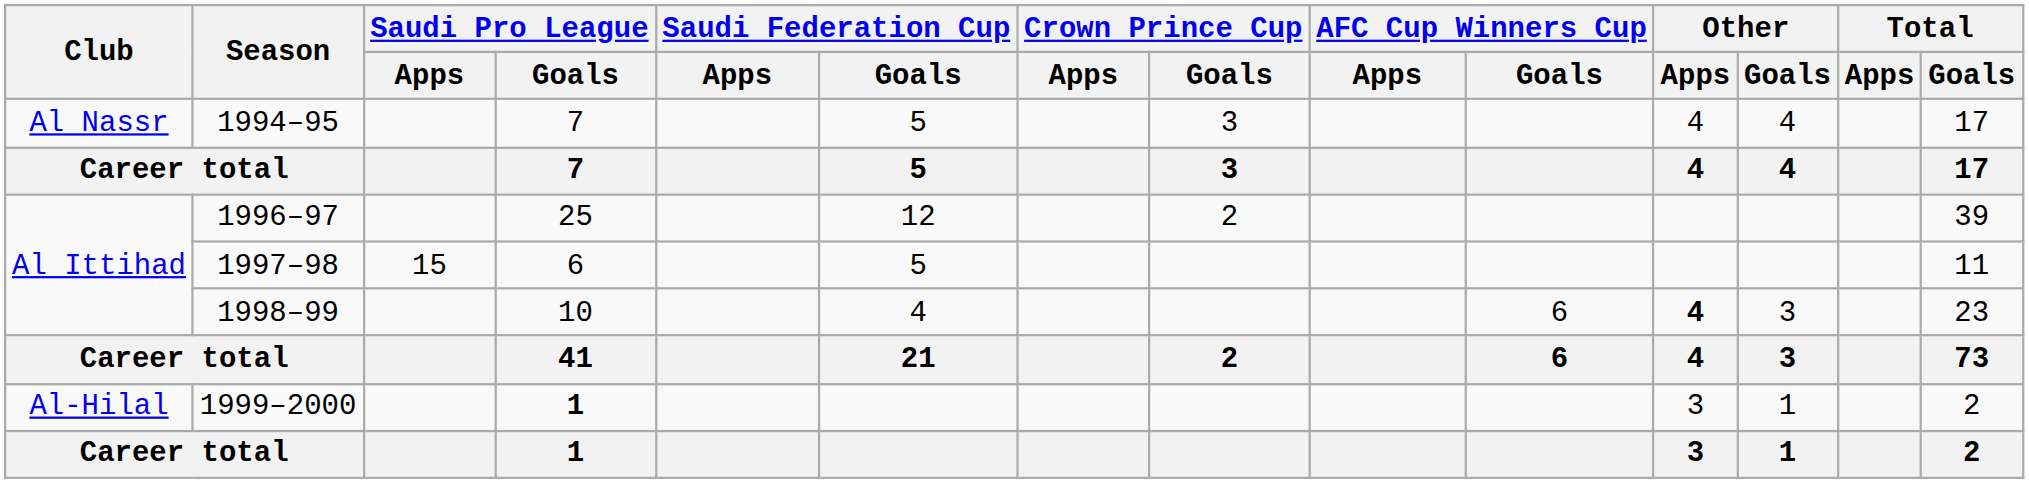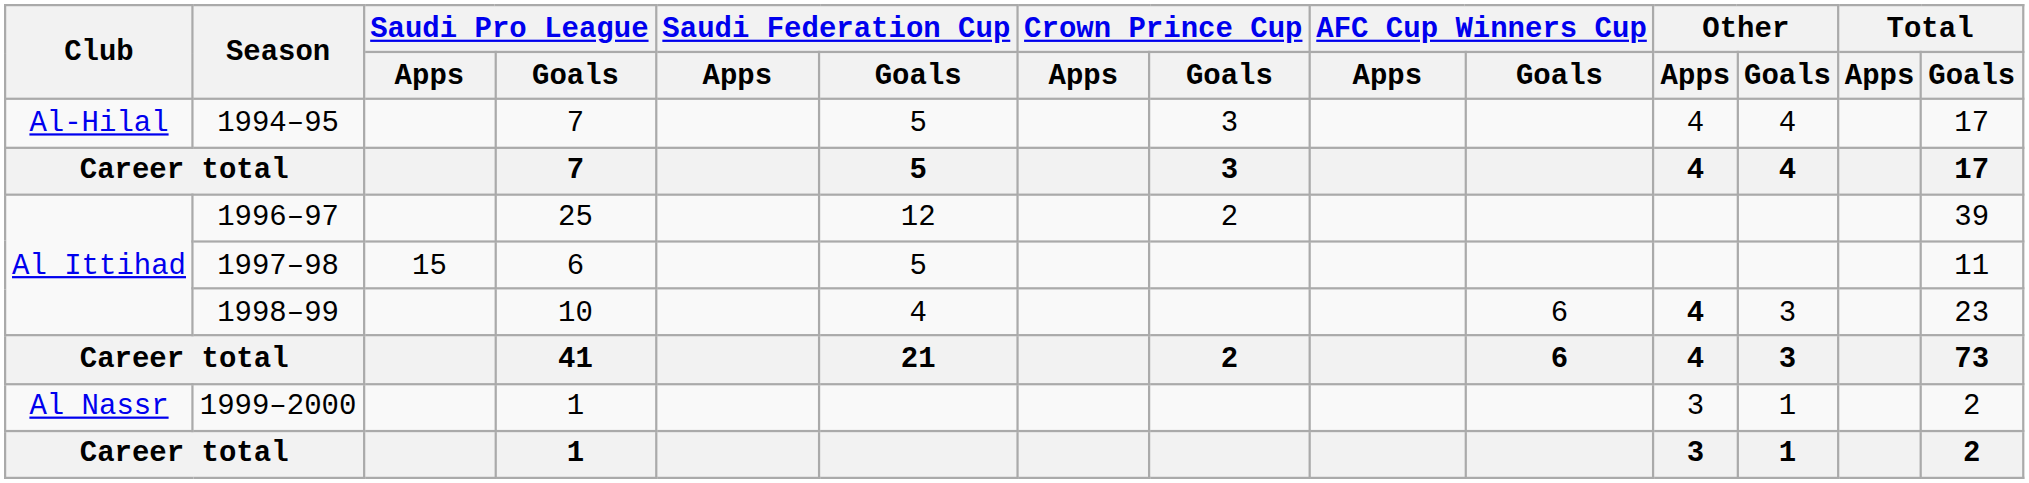(99, 123) Al Nassr -> (99, 123) Al-Hilal
(99, 407) Al-Hilal -> (99, 407) Al Nassr
(575, 407) bold -> (575, 407) normal
